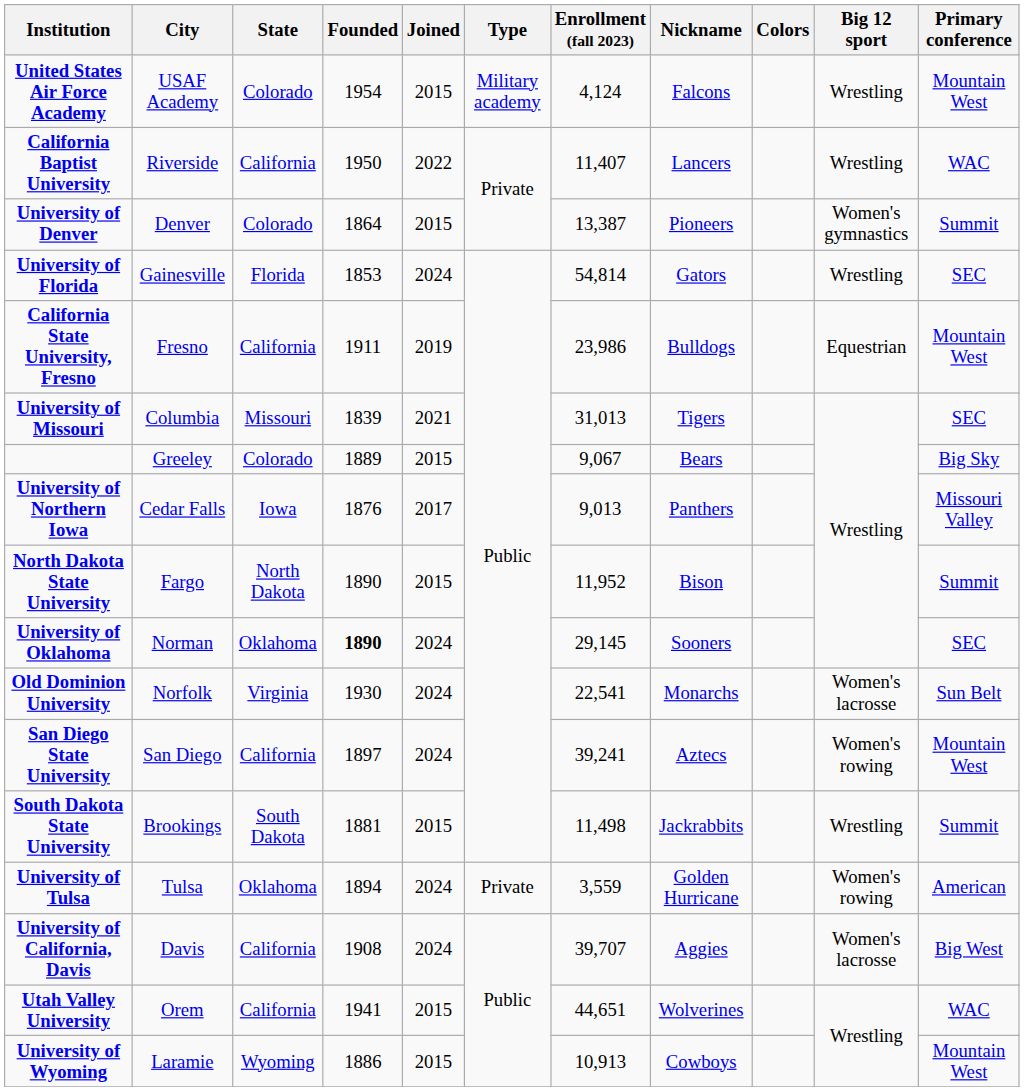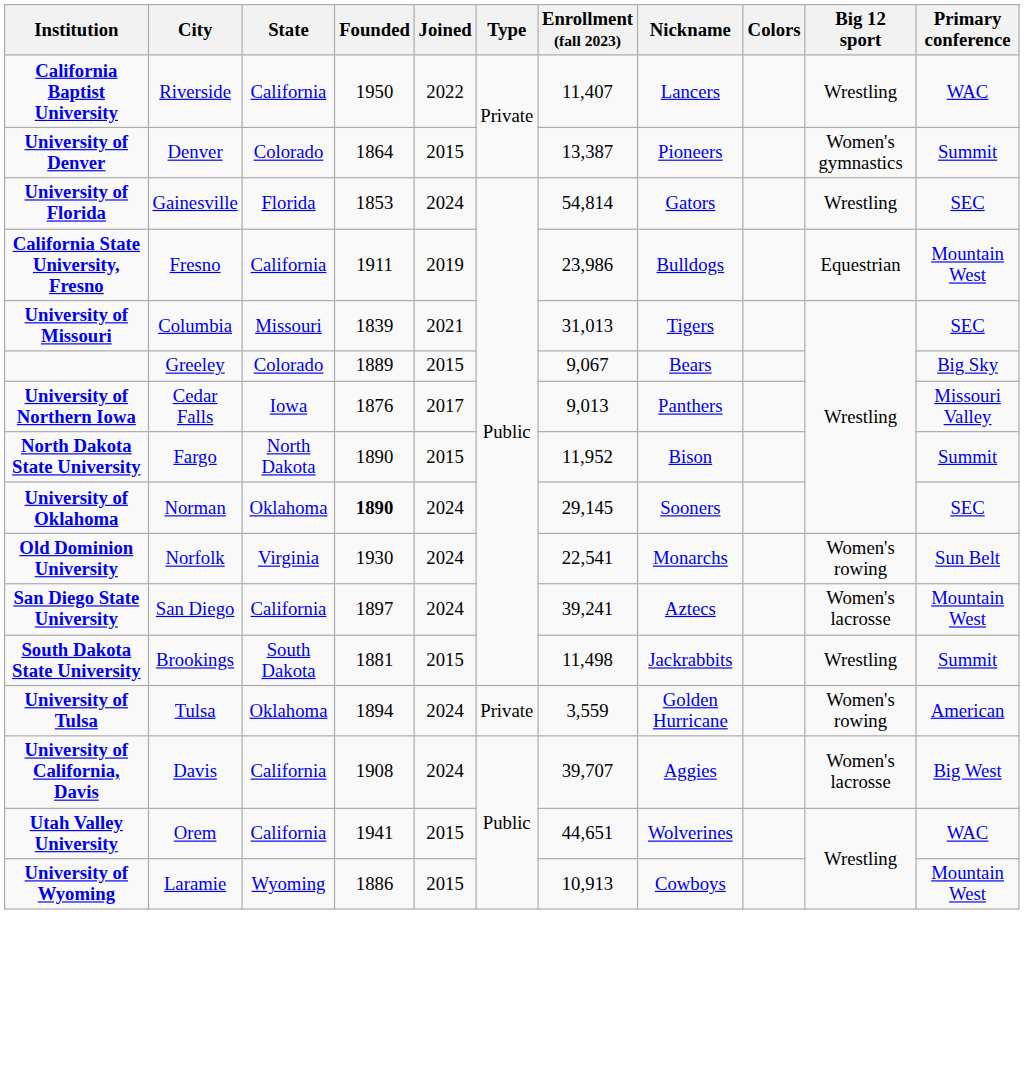- row: (68, 91)
(866, 693) Women's lacrosse -> (861, 558) Women's rowing
(866, 754) Women's rowing -> (861, 609) Women's lacrosse
